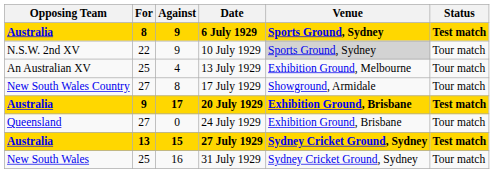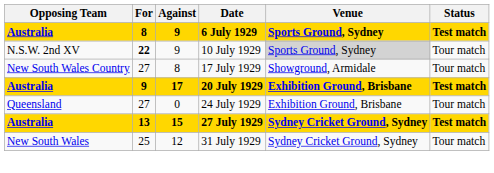(144, 50) normal -> (144, 50) bold
- row: (231, 68)
(177, 159) 16 -> (177, 141) 12
